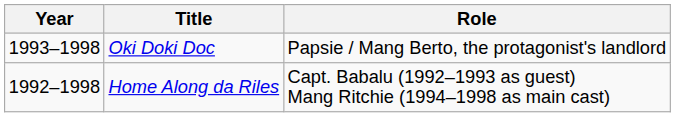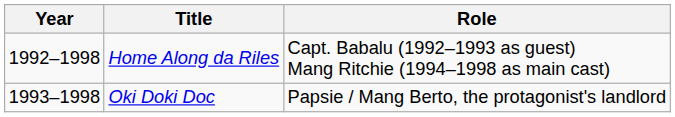rows swapped: (194, 87) <-> (162, 47)
